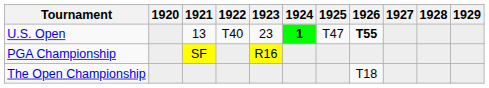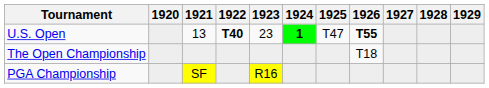(232, 34) normal -> (232, 34) bold
rows swapped: (77, 74) <-> (62, 54)
